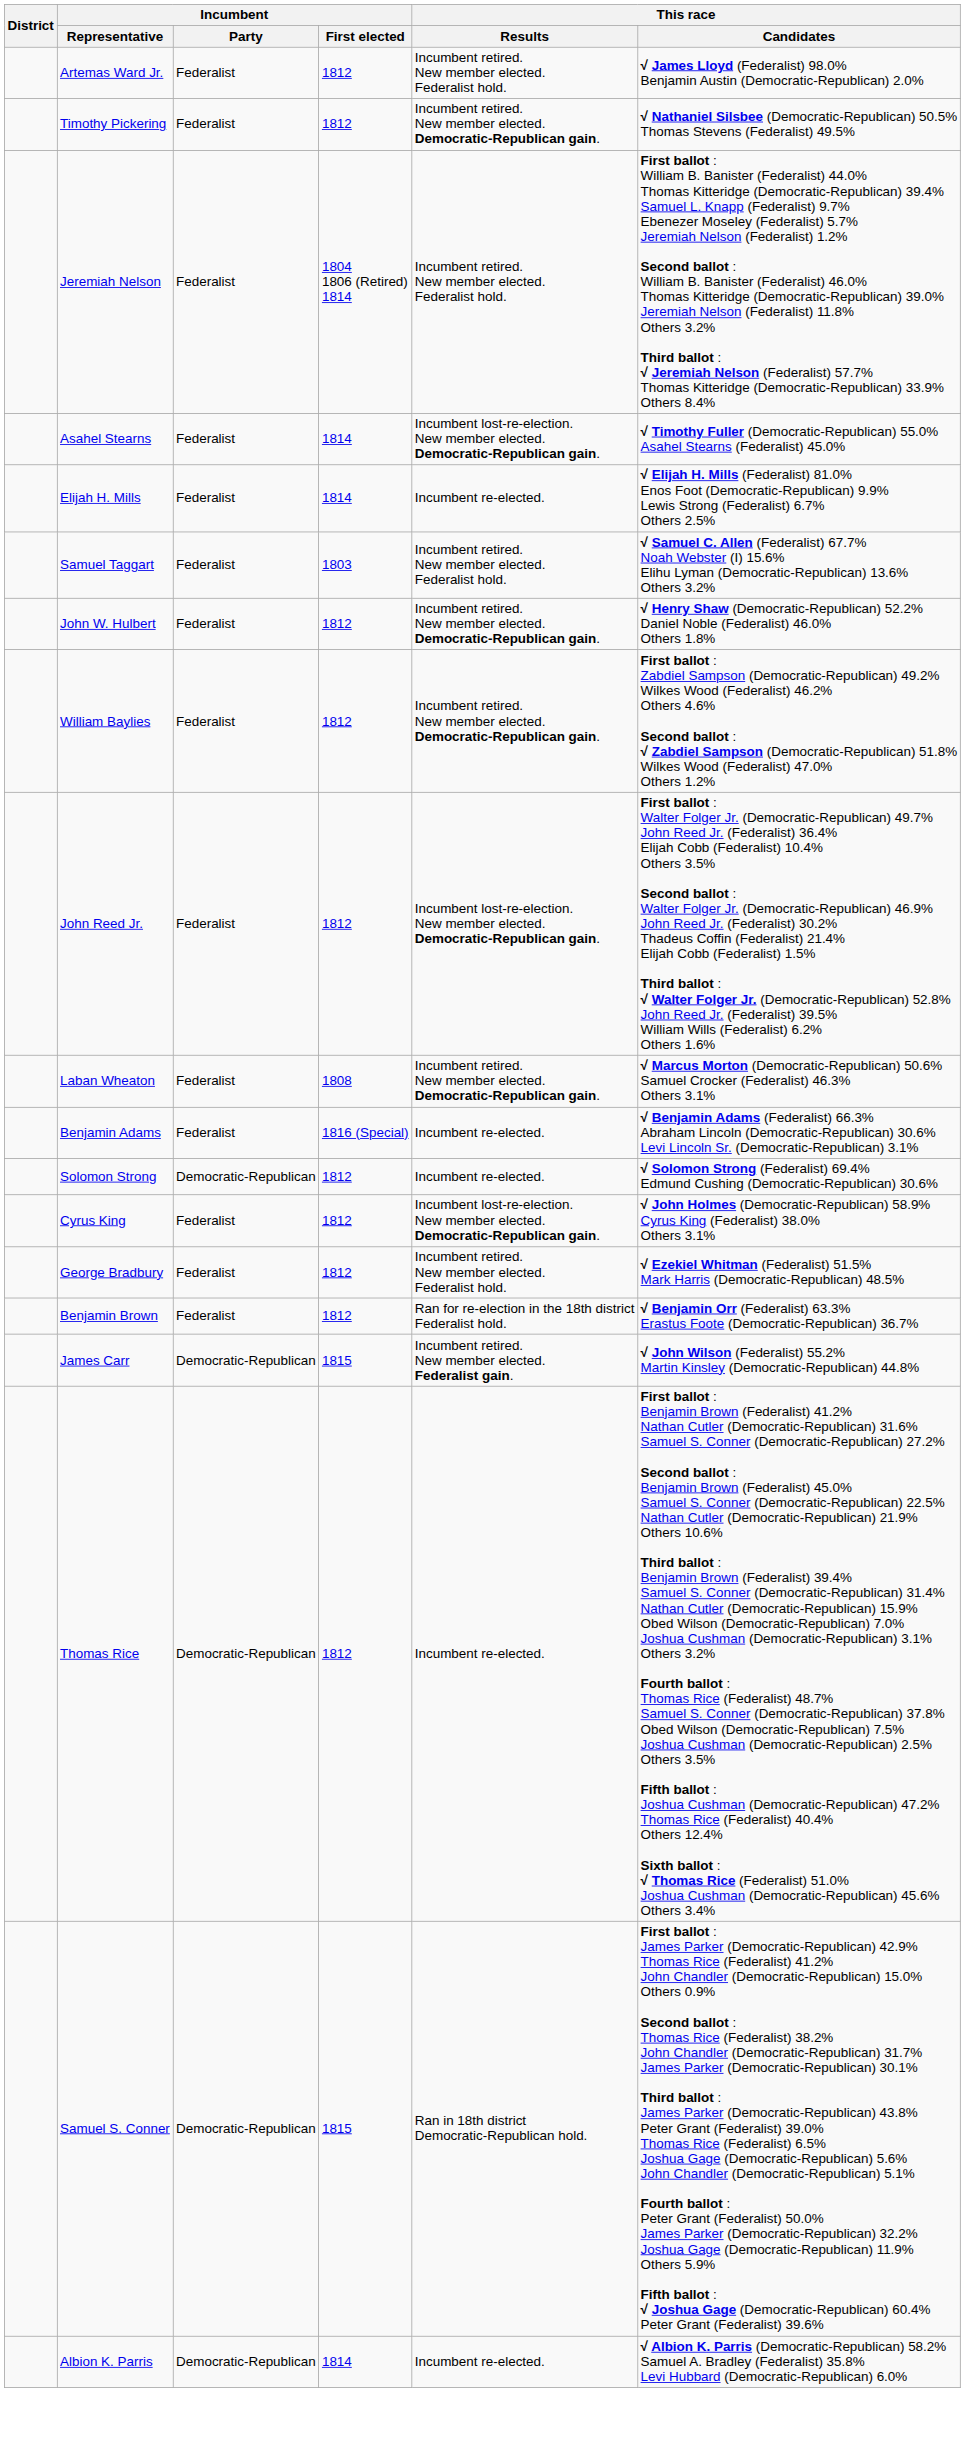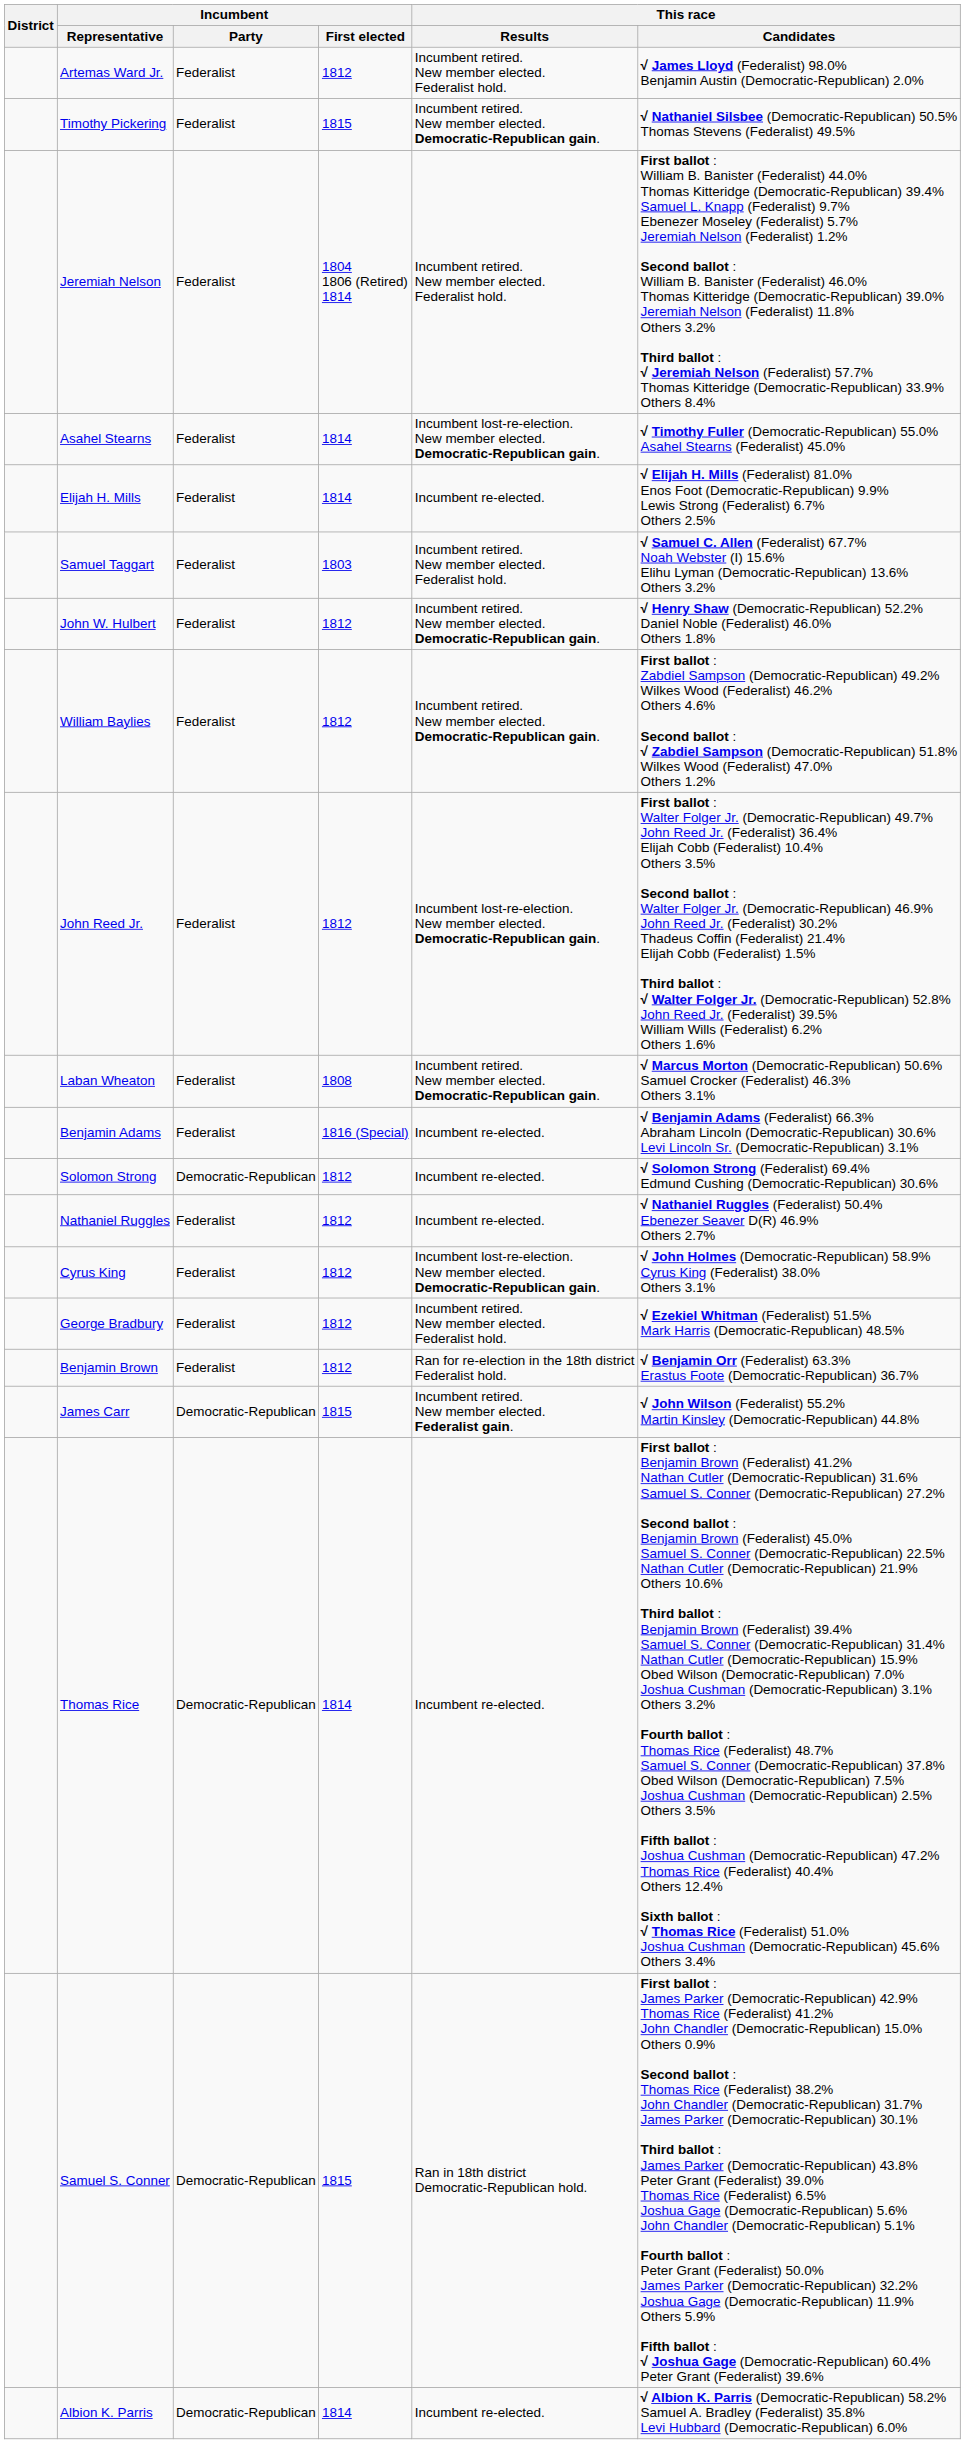(337, 124) 1812 -> (337, 124) 1815
+ row: (115, 1220)
(337, 1653) 1812 -> (337, 1705) 1814
